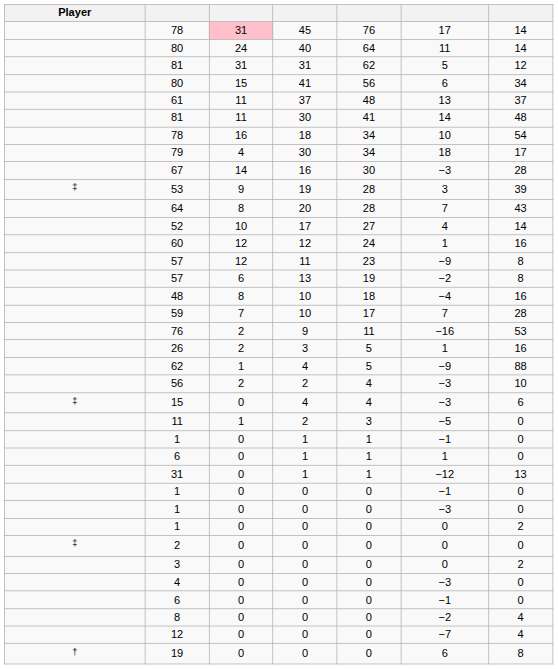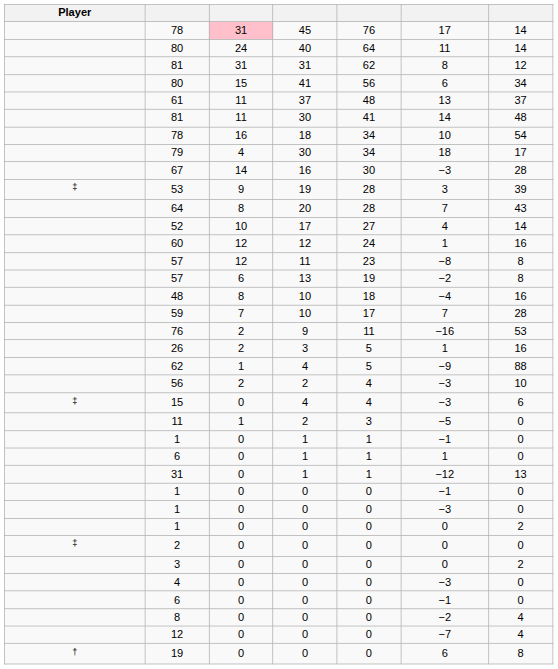(445, 65) 5 -> (445, 65) 8
(445, 261) −9 -> (445, 261) −8
